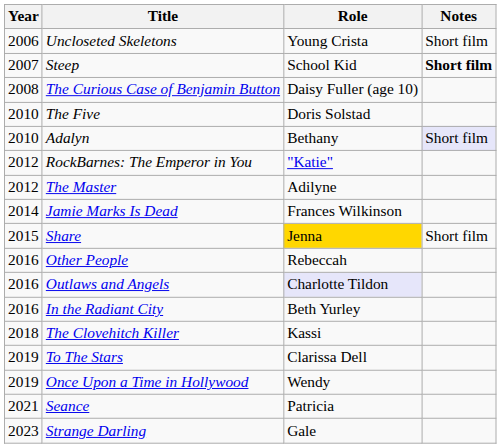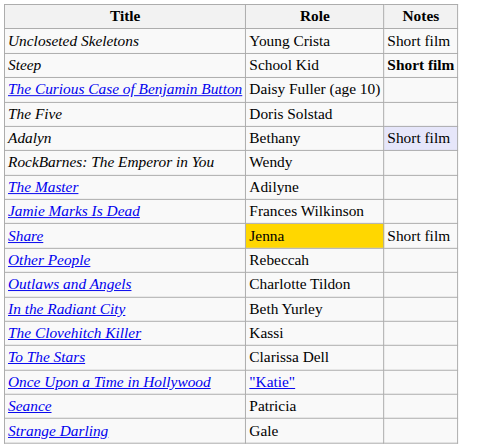- column: (23, 16)
(310, 162) "Katie" -> (271, 162) Wendy
(338, 284) lavender background -> (300, 284) no background
(309, 382) Wendy -> (272, 382) "Katie"
